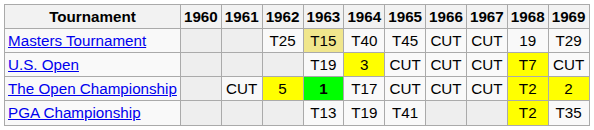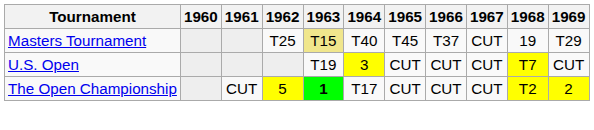(446, 41) CUT -> (446, 41) T37
- row: (74, 113)
